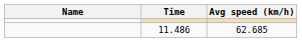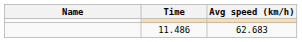(252, 30) 62.685 -> (252, 30) 62.683
